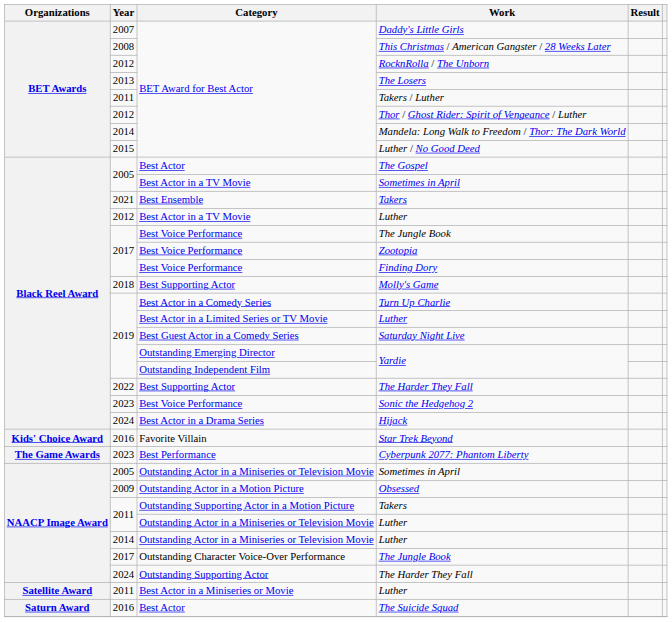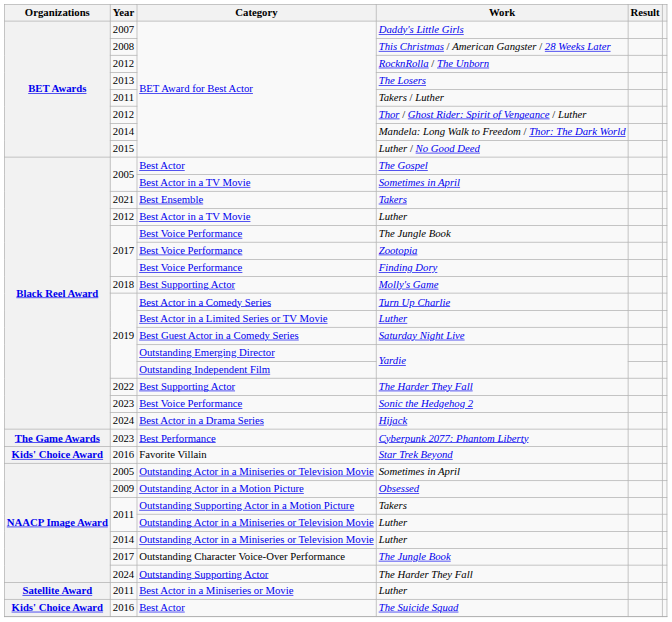rows swapped: (177, 455) <-> (173, 438)
(57, 608) Saturn Award -> (57, 608) Kids' Choice Award
